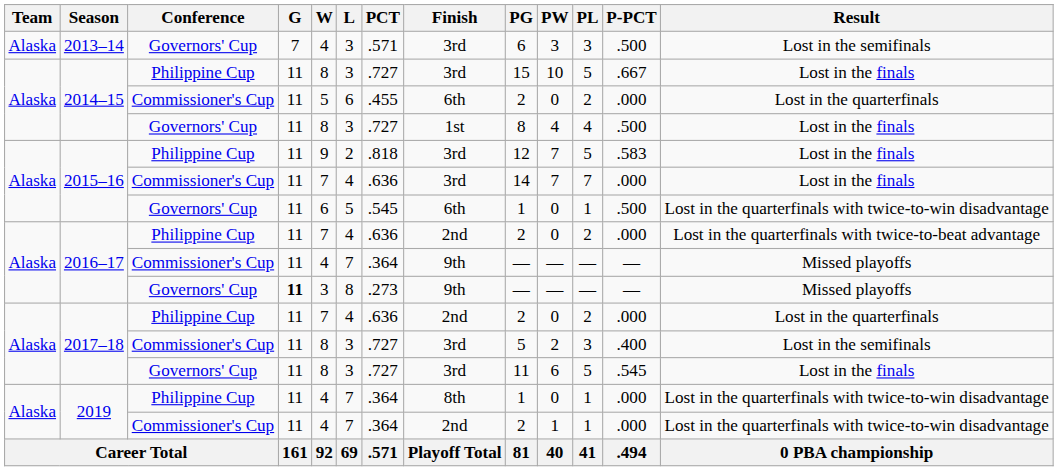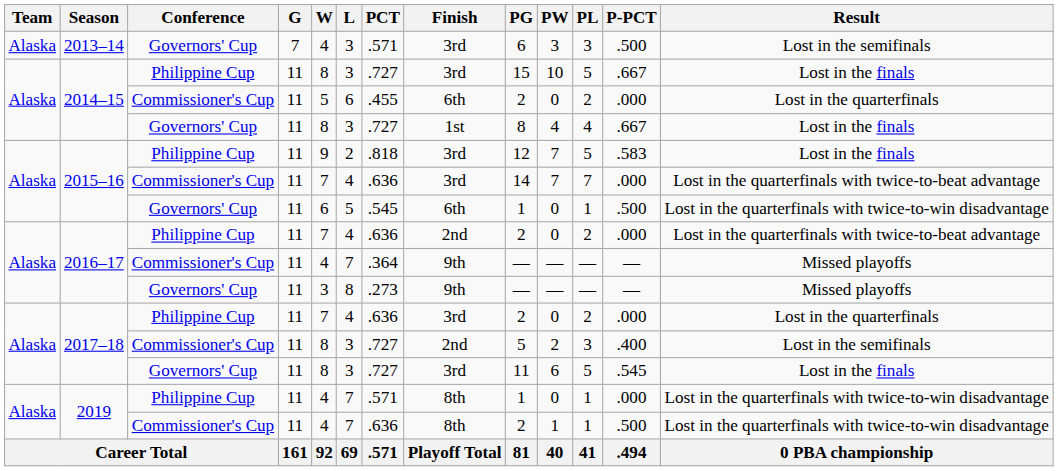(631, 126) .500 -> (631, 126) .667
(857, 180) Lost in the finals -> (857, 180) Lost in the quarterfinals with twice-to-beat advantage
(295, 289) bold -> (295, 289) normal
(455, 316) 2nd -> (455, 316) 3rd
(455, 343) 3rd -> (455, 343) 2nd
(383, 398) .364 -> (383, 398) .571
(383, 425) .364 -> (383, 425) .636
(455, 425) 2nd -> (455, 425) 8th
(631, 425) .000 -> (631, 425) .500
